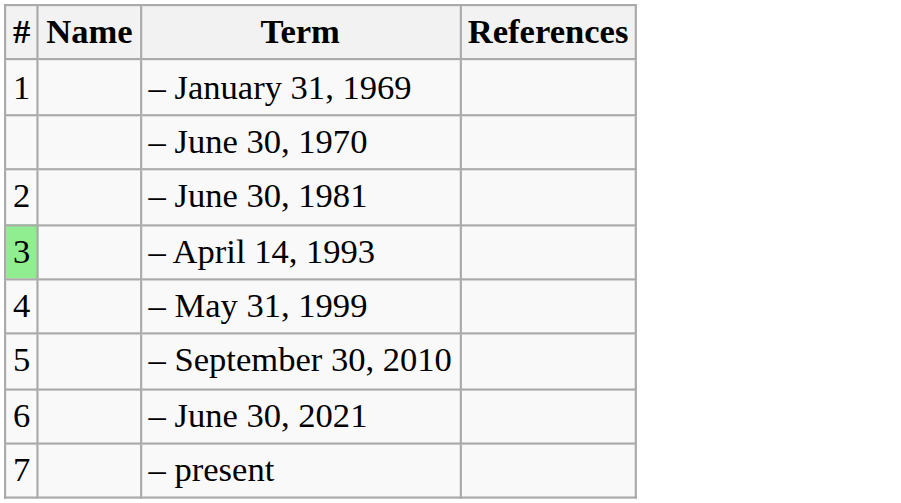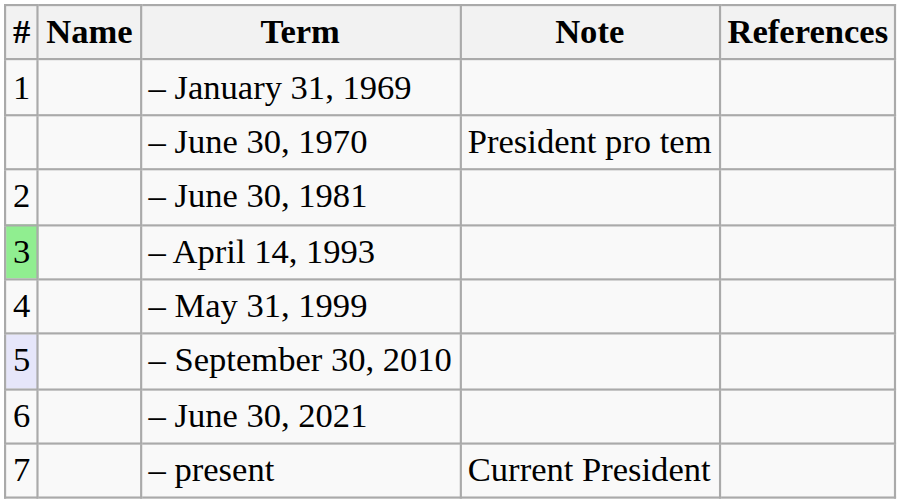+ column: (590, 31)
(22, 360) no background -> (22, 360) lavender background
